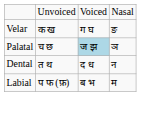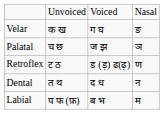(89, 47) lightblue background -> (99, 47) no background
+ row: (25, 64)
